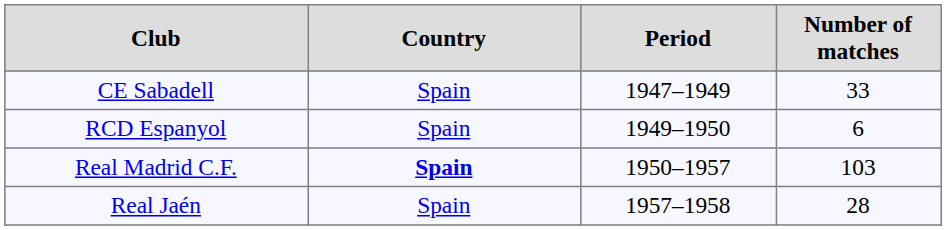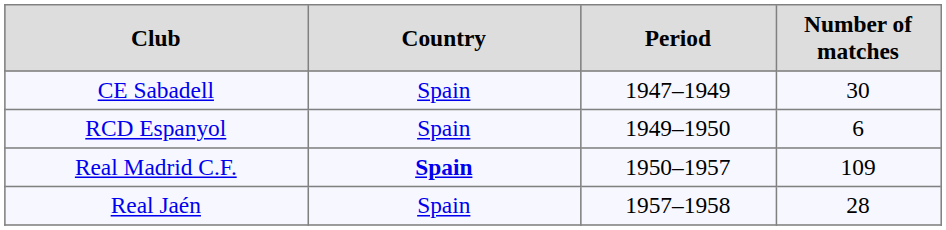(858, 89) 33 -> (858, 89) 30
(858, 166) 103 -> (858, 166) 109
